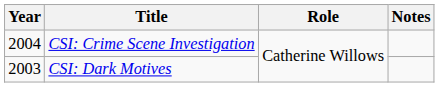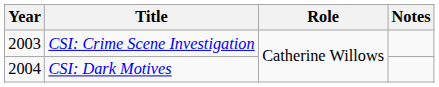(25, 43) 2004 -> (25, 43) 2003
(25, 69) 2003 -> (25, 69) 2004
